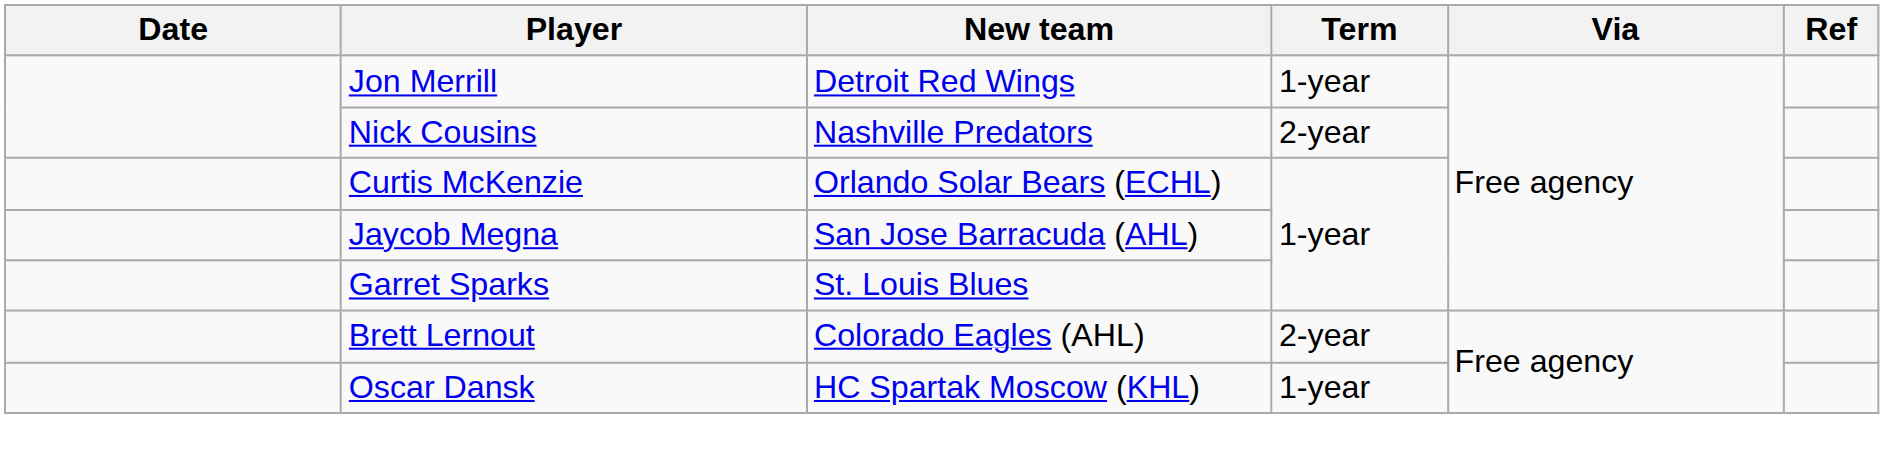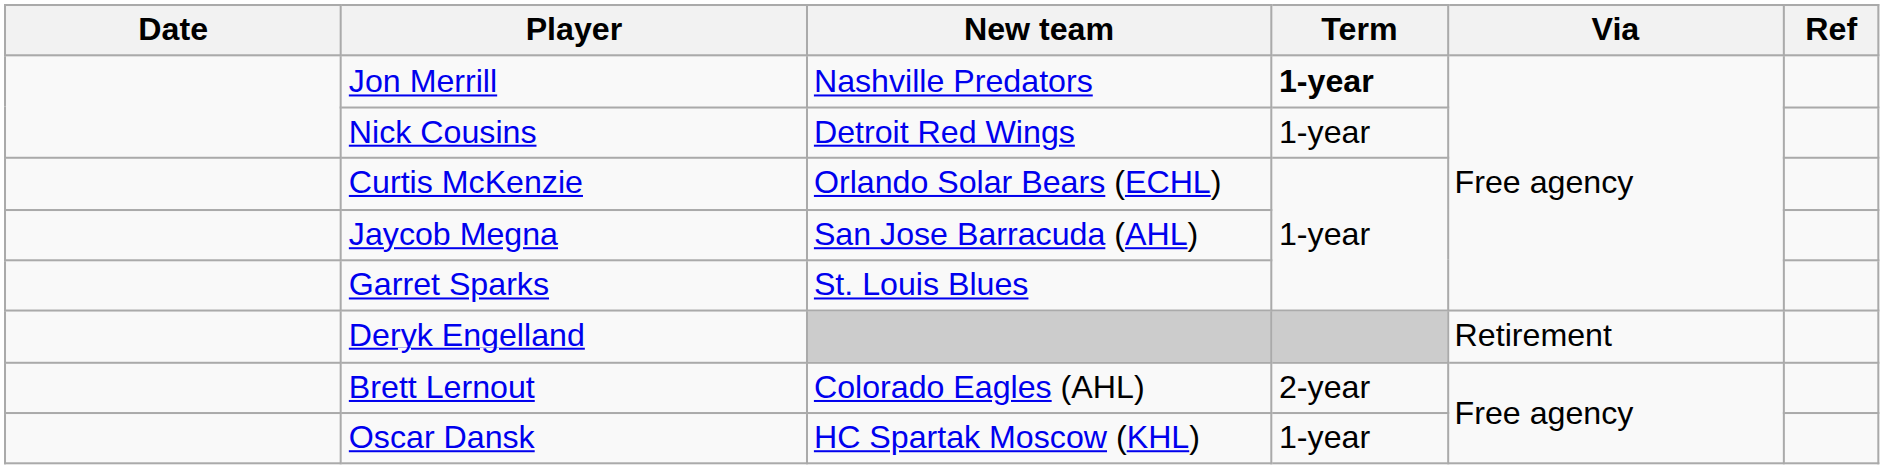(944, 81) Detroit Red Wings -> (953, 81) Nashville Predators
(1325, 81) normal -> (1326, 81) bold
(953, 132) Nashville Predators -> (944, 132) Detroit Red Wings
(1325, 132) 2-year -> (1325, 132) 1-year
+ row: (467, 336)
